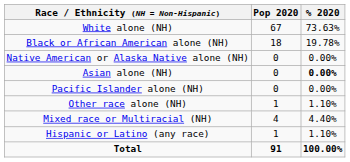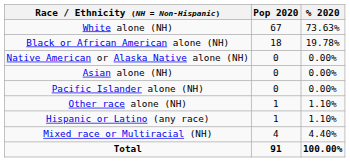(323, 73) bold -> (323, 73) normal
rows swapped: (128, 119) <-> (128, 134)
